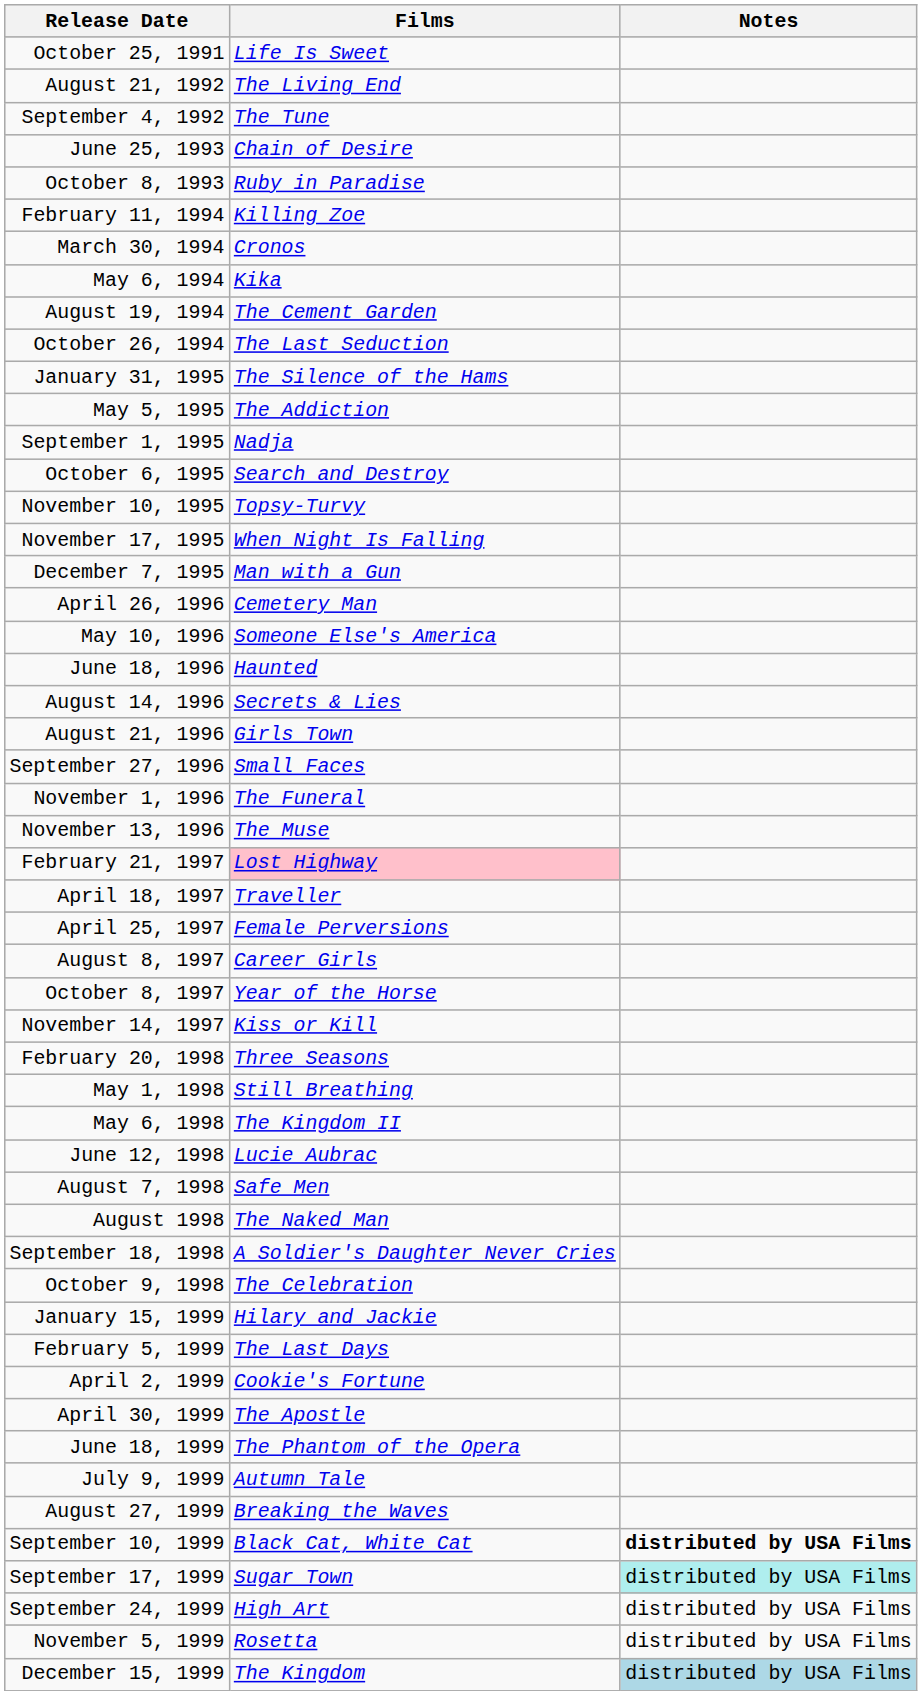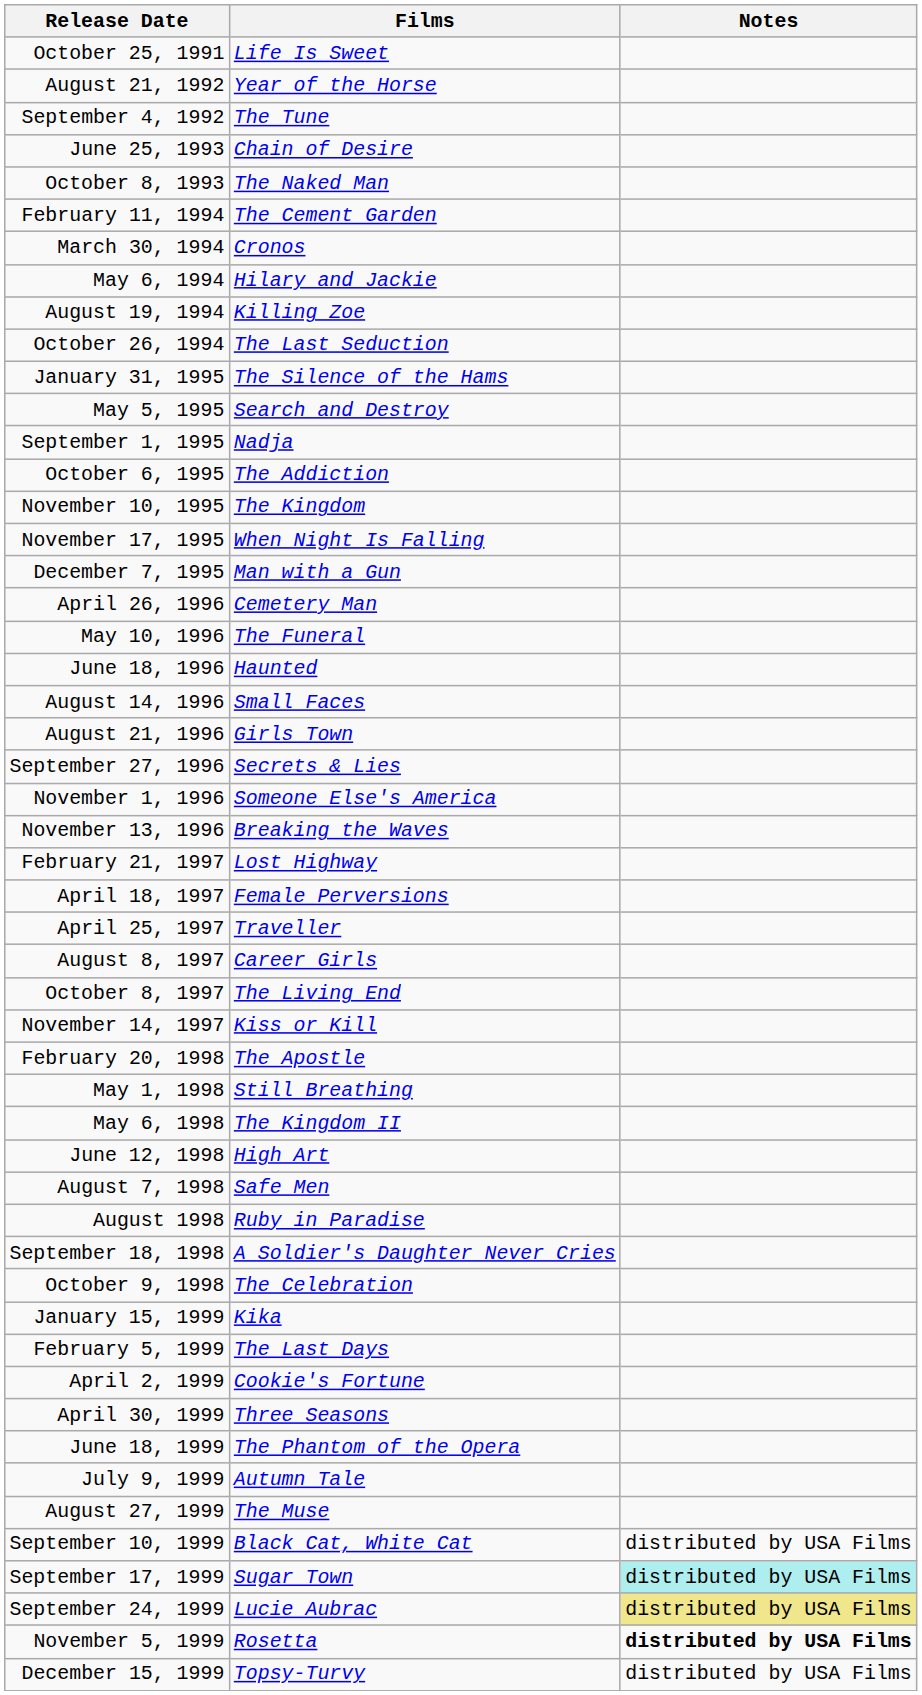(317, 86) The Living End -> (335, 86) Year of the Horse
(329, 183) Ruby in Paradise -> (311, 183) The Naked Man
(299, 215) Killing Zoe -> (335, 215) The Cement Garden
(258, 280) Kika -> (335, 280) Hilary and Jackie
(335, 313) The Cement Garden -> (299, 313) Killing Zoe
(311, 410) The Addiction -> (341, 410) Search and Destroy
(341, 475) Search and Destroy -> (311, 475) The Addiction
(299, 507) Topsy-Turvy -> (299, 507) The Kingdom
(365, 637) Someone Else's America -> (299, 637) The Funeral
(317, 702) Secrets & Lies -> (299, 702) Small Faces
(299, 767) Small Faces -> (317, 767) Secrets & Lies
(299, 799) The Funeral -> (365, 799) Someone Else's America
(282, 831) The Muse -> (341, 831) Breaking the Waves
(305, 864) pink background -> (305, 864) no background
(288, 896) Traveller -> (341, 896) Female Perversions
(341, 929) Female Perversions -> (288, 929) Traveller
(335, 993) Year of the Horse -> (317, 993) The Living End
(311, 1058) Three Seasons -> (299, 1058) The Apostle
(305, 1156) Lucie Aubrac -> (282, 1156) High Art
(311, 1220) The Naked Man -> (329, 1220) Ruby in Paradise
(335, 1318) Hilary and Jackie -> (258, 1318) Kika
(299, 1415) The Apostle -> (311, 1415) Three Seasons
(341, 1512) Breaking the Waves -> (282, 1512) The Muse
(768, 1545) bold -> (768, 1545) normal
(282, 1609) High Art -> (305, 1609) Lucie Aubrac
(768, 1609) no background -> (768, 1609) khaki background
(768, 1642) normal -> (768, 1642) bold
(299, 1674) The Kingdom -> (299, 1674) Topsy-Turvy
(768, 1674) lightblue background -> (768, 1674) no background
